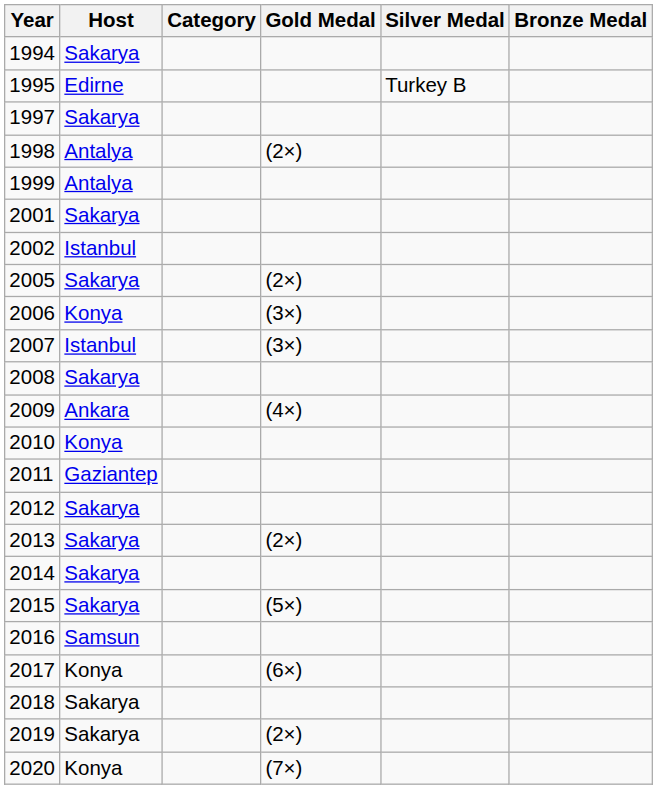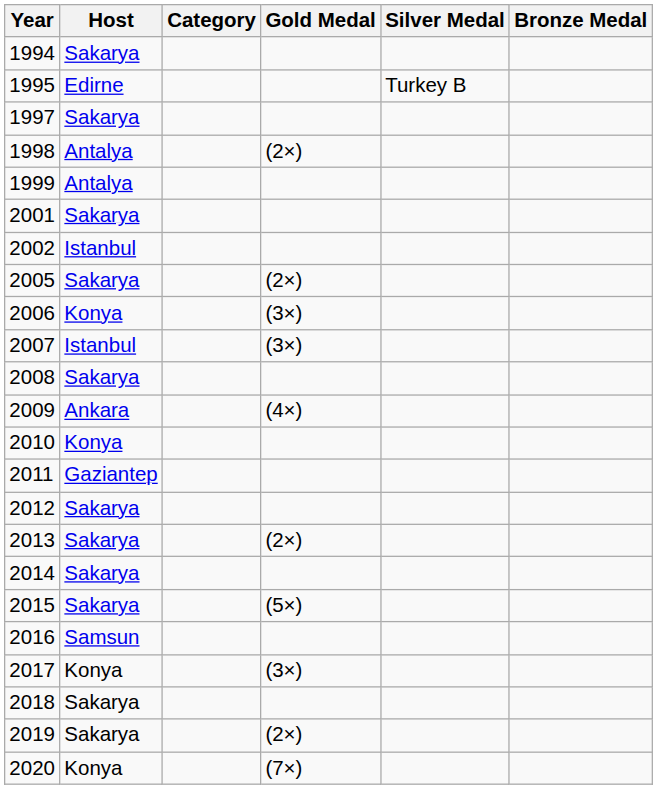(284, 670) (6×) -> (284, 670) (3×)
